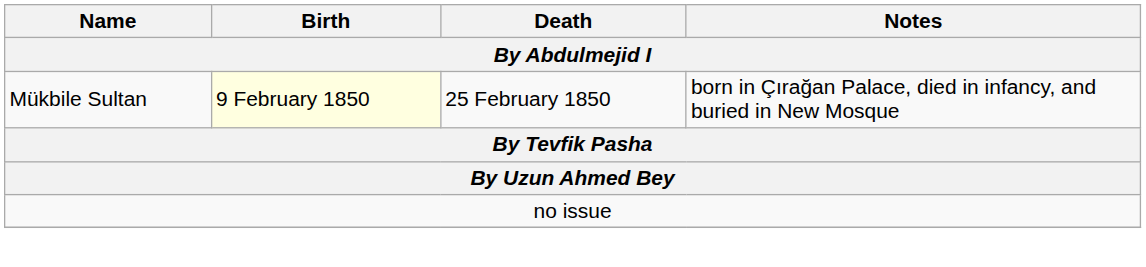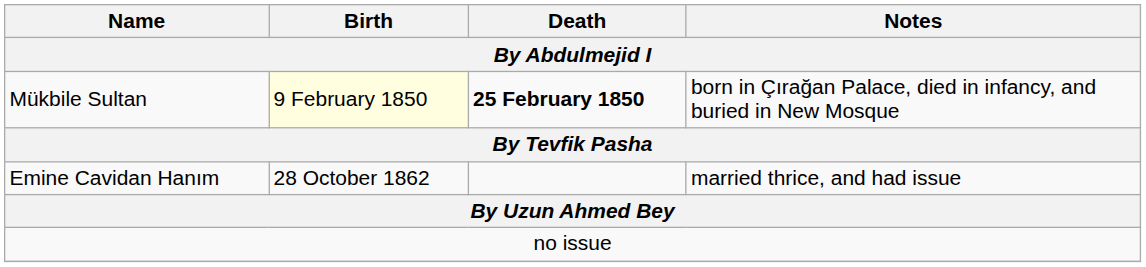(528, 99) normal -> (559, 99) bold
+ row: (114, 177)
